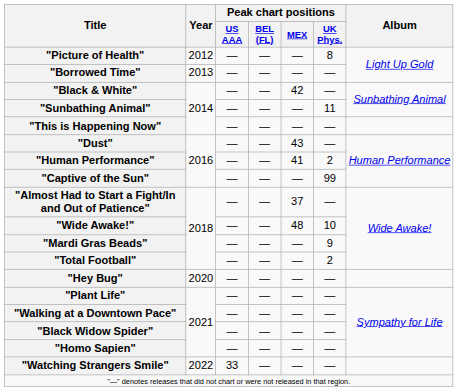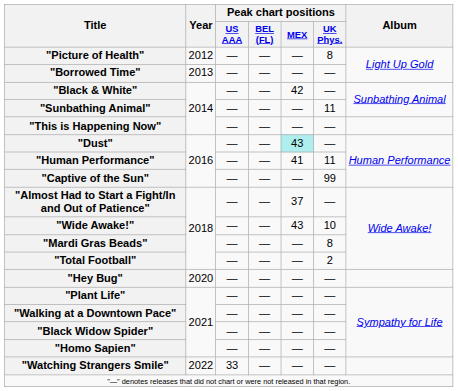(297, 143) no background -> (297, 143) paleturquoise background
(330, 160) 2 -> (330, 160) 11
(297, 225) 48 -> (297, 225) 43
(330, 243) 9 -> (330, 243) 8
